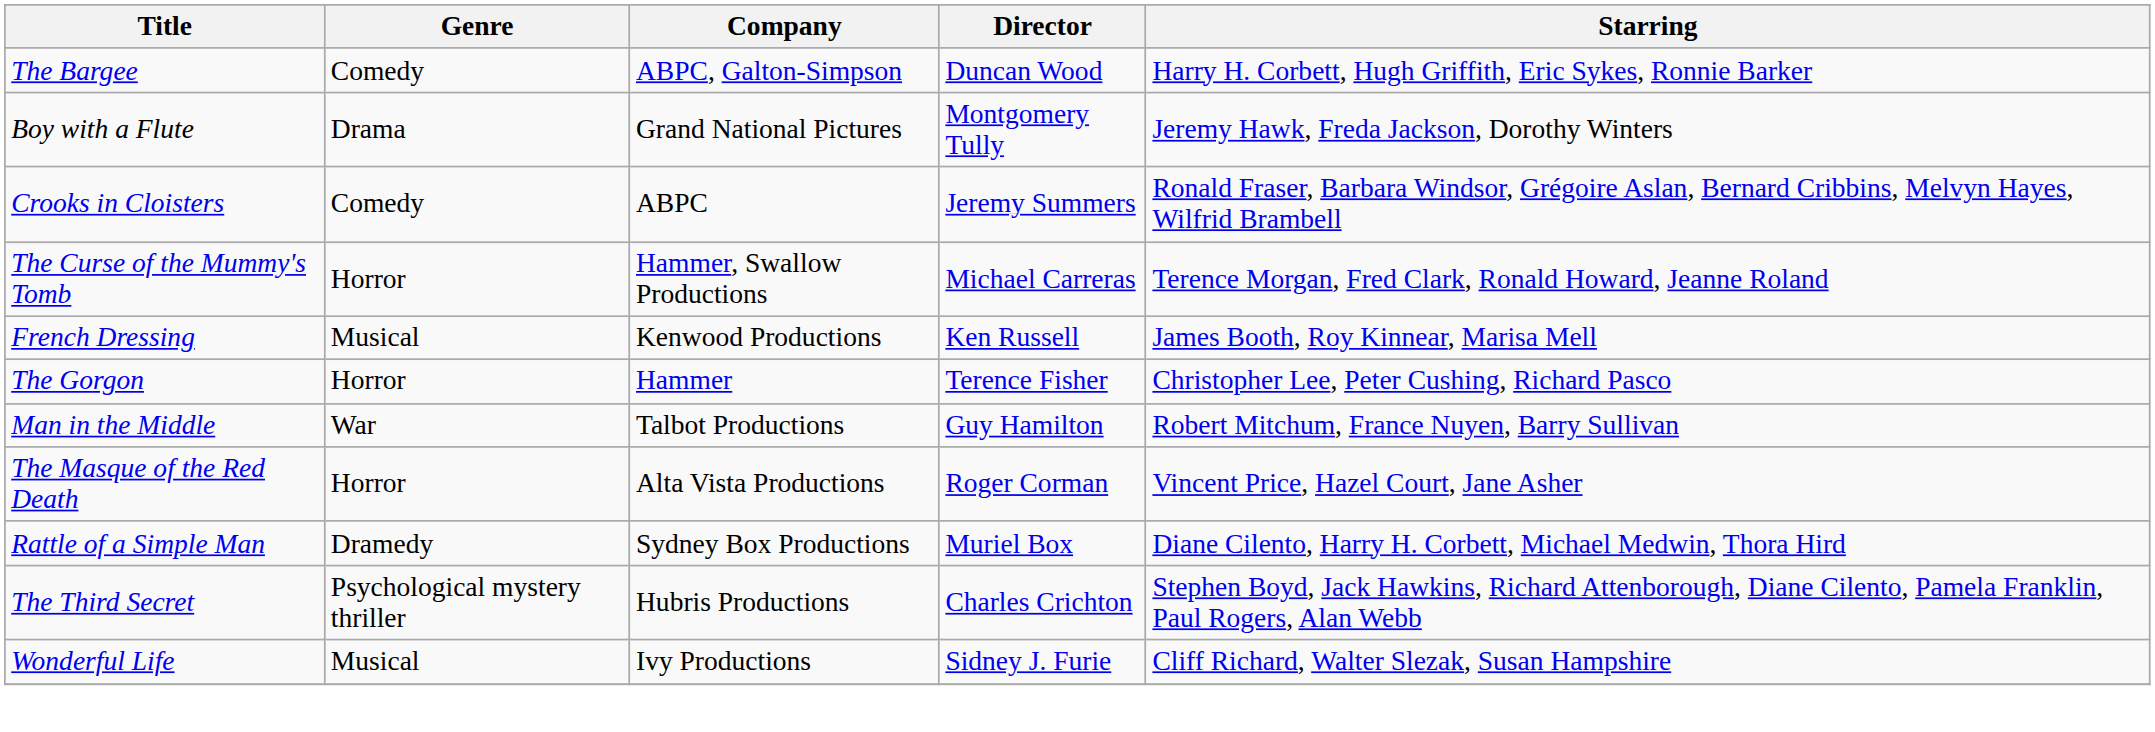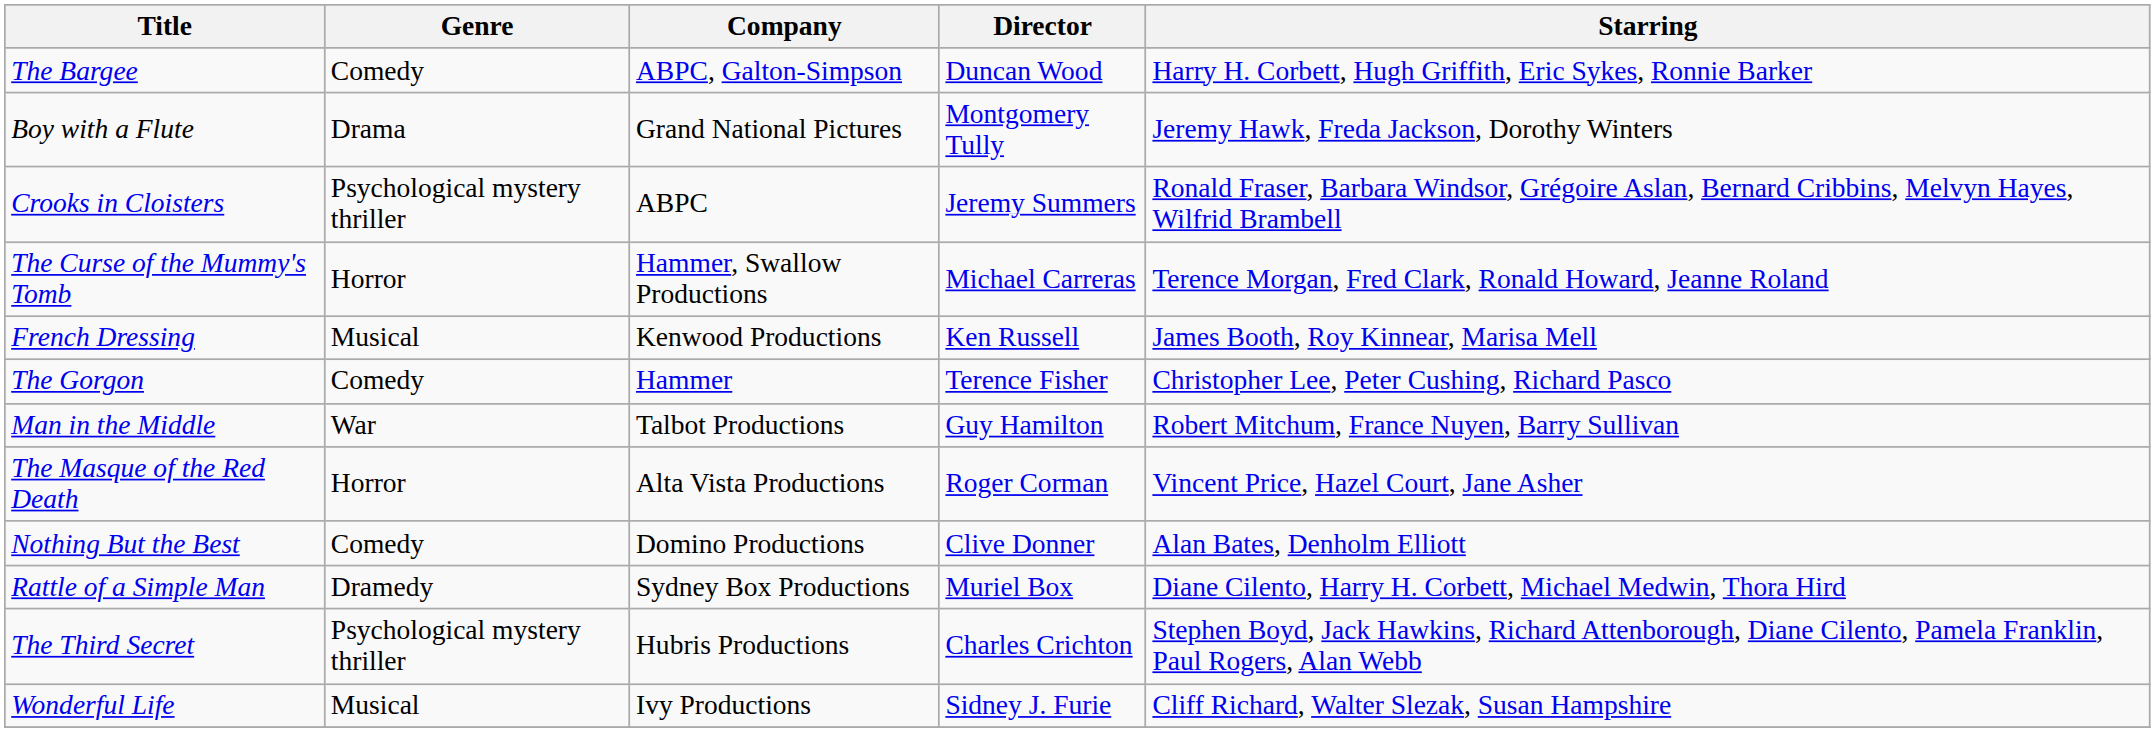(377, 203) Comedy -> (456, 203) Psychological mystery thriller
(368, 381) Horror -> (377, 381) Comedy
+ row: (125, 542)
